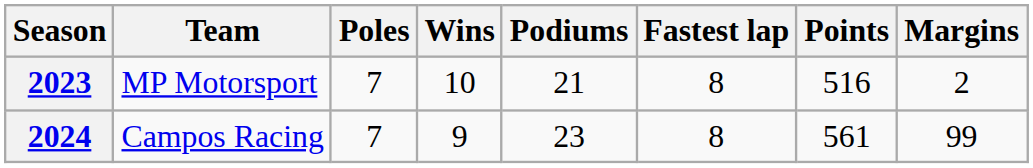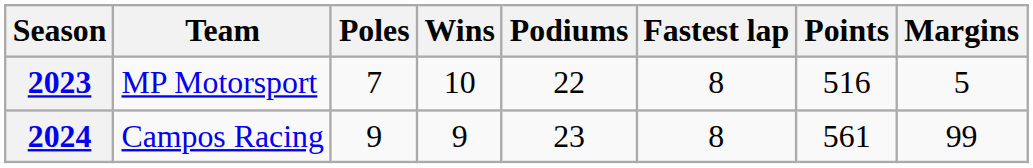(569, 82) 21 -> (569, 82) 22
(962, 82) 2 -> (962, 82) 5
(374, 135) 7 -> (374, 135) 9
